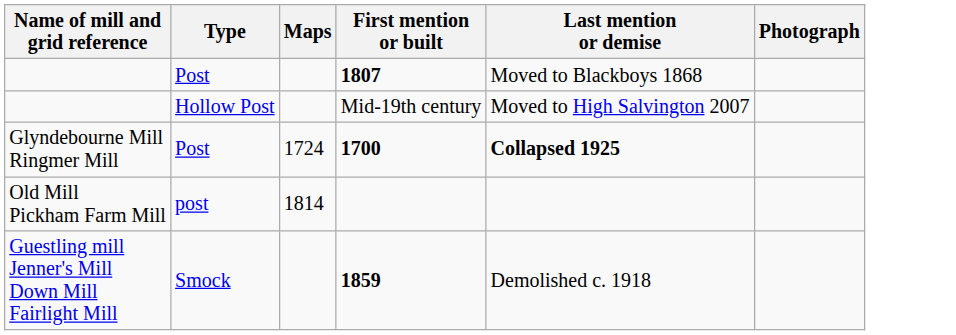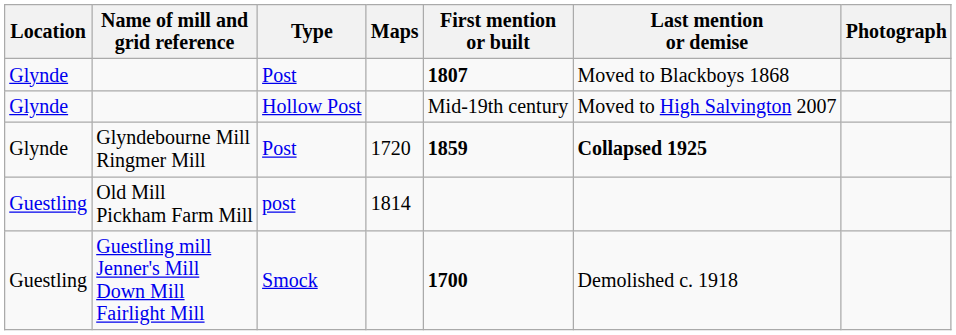+ column: (48, 31)
(304, 149) 1724 -> (391, 149) 1720
(361, 149) 1700 -> (448, 149) 1859
(361, 280) 1859 -> (448, 280) 1700
